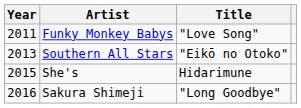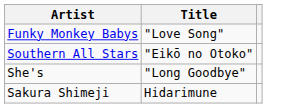- column: (22, 14)
(215, 73) Hidarimune -> (195, 73) "Long Goodbye"
(230, 93) "Long Goodbye" -> (181, 93) Hidarimune
